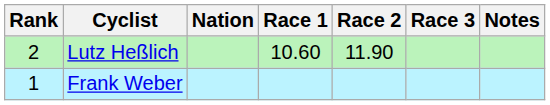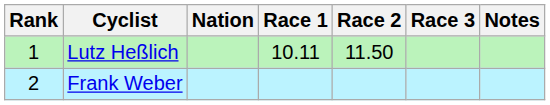(34, 52) 2 -> (34, 52) 1
(295, 52) 10.60 -> (295, 52) 10.11
(369, 52) 11.90 -> (369, 52) 11.50
(34, 83) 1 -> (34, 83) 2
